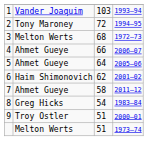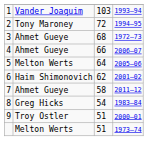(44, 37) Melton Werts -> (42, 37) Ahmet Gueye
(42, 63) Ahmet Gueye -> (44, 63) Melton Werts
